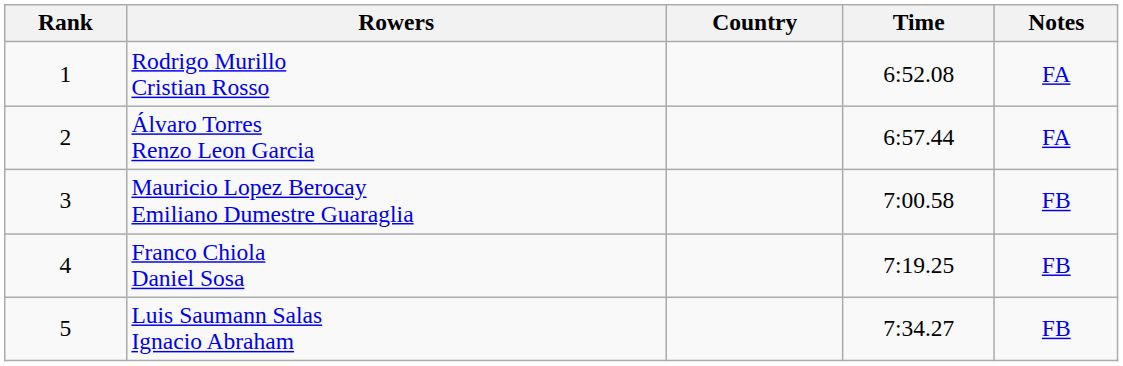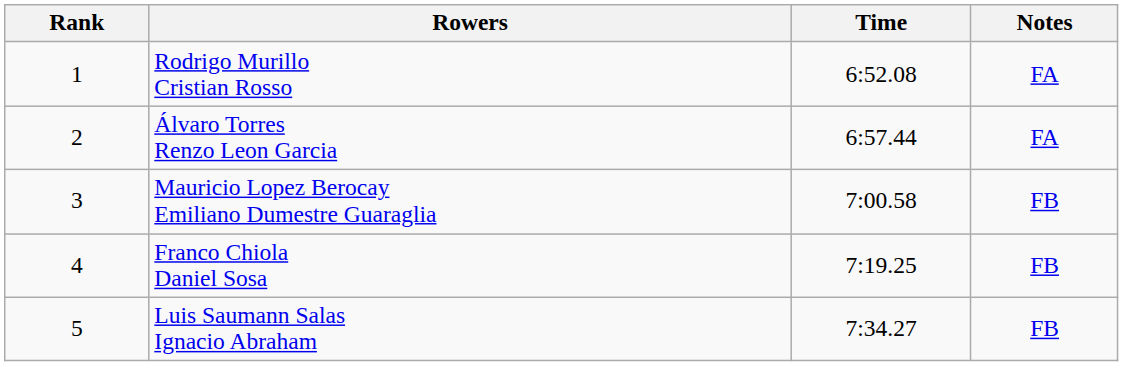- column: (755, 23)
